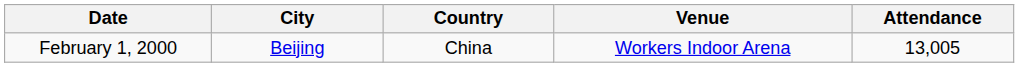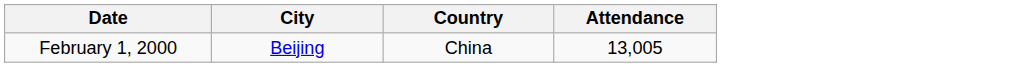- column: (703, 18)
